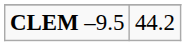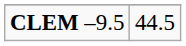(155, 22) 44.2 -> (155, 22) 44.5
